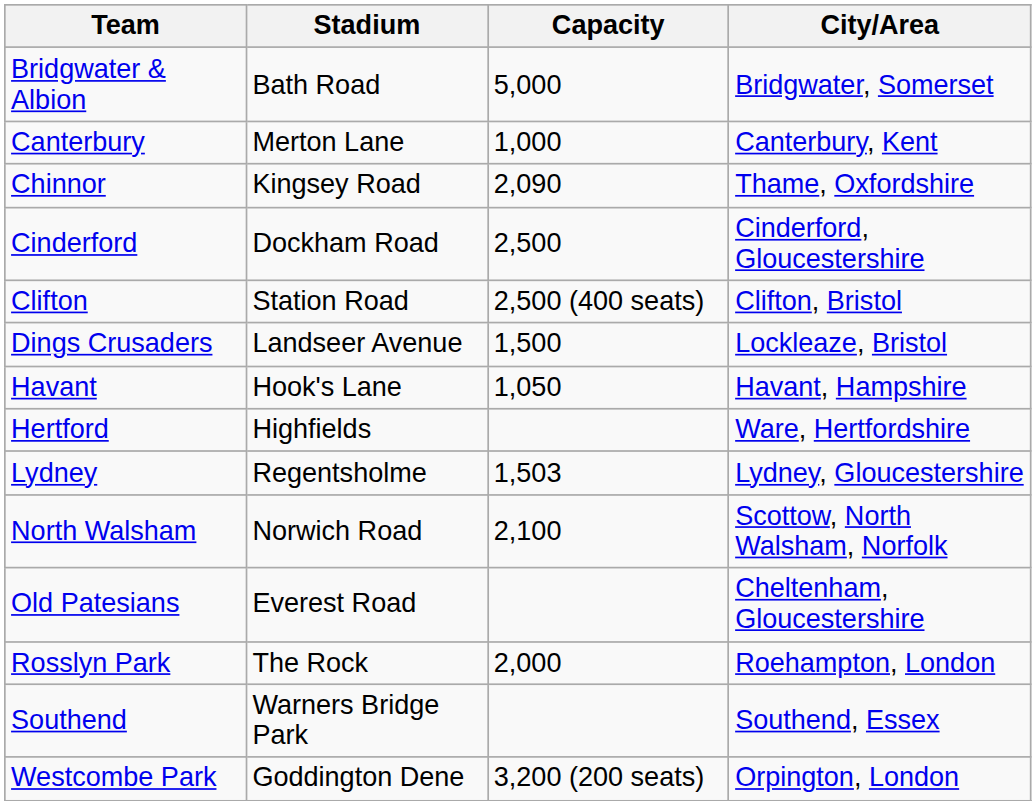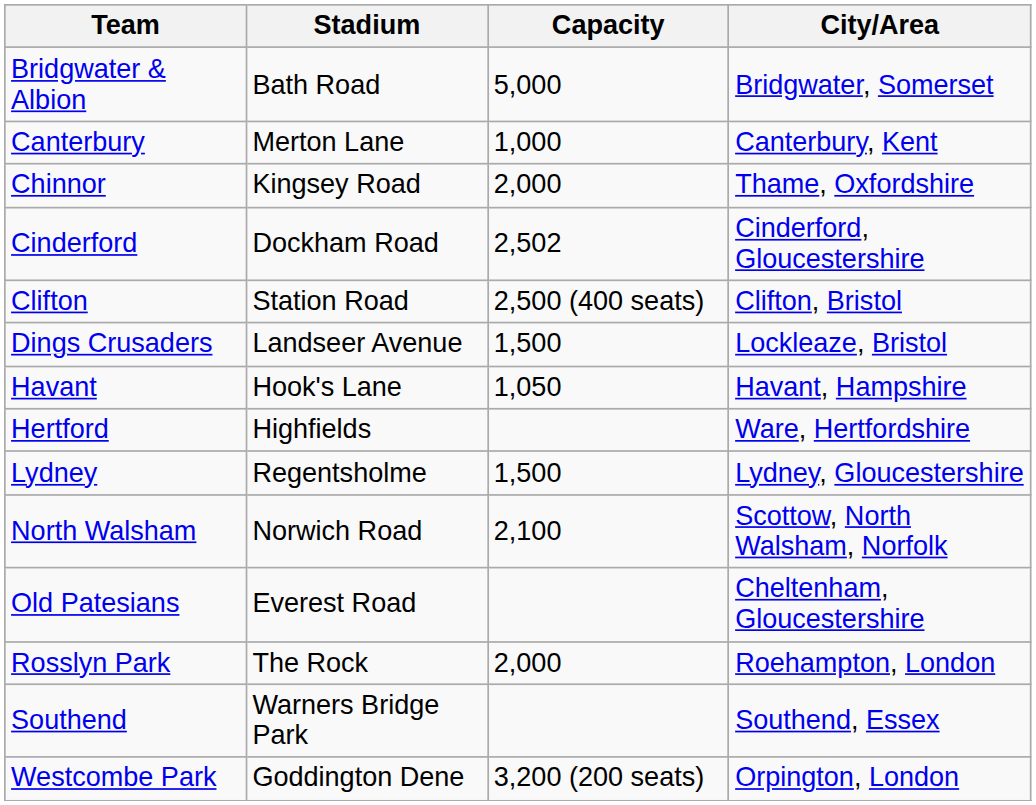(528, 185) 2,090 -> (528, 185) 2,000
(528, 243) 2,500 -> (528, 243) 2,502
(528, 472) 1,503 -> (528, 472) 1,500
